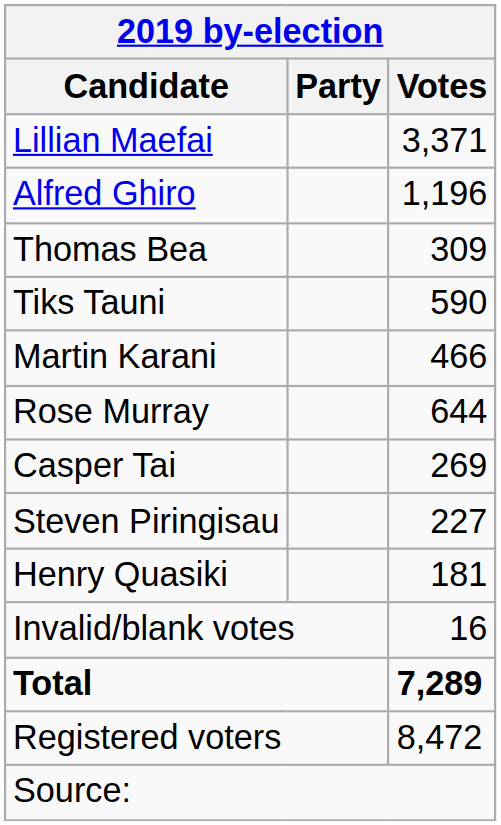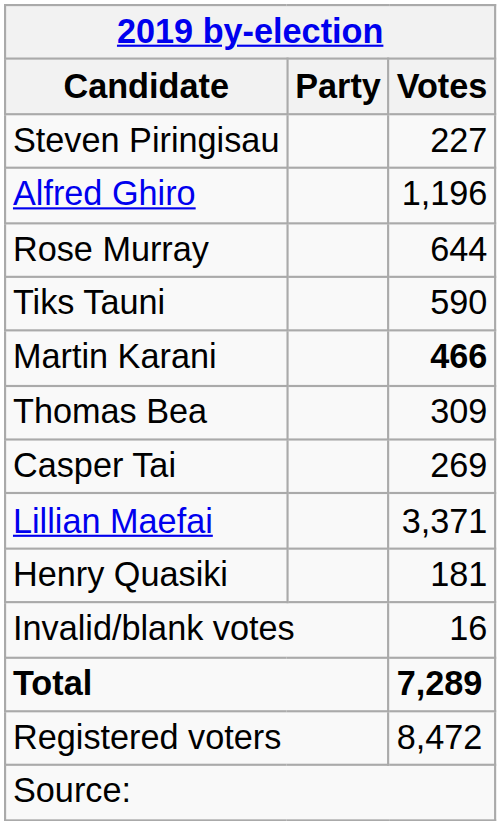rows swapped: (113, 140) <-> (146, 520)
rows swapped: (111, 411) <-> (110, 248)
(459, 357) normal -> (459, 357) bold
